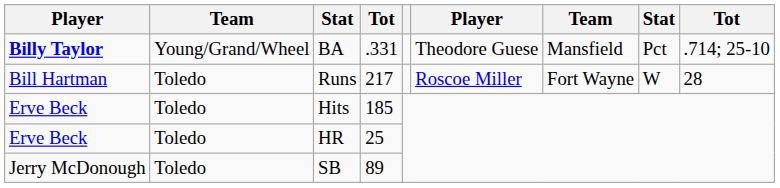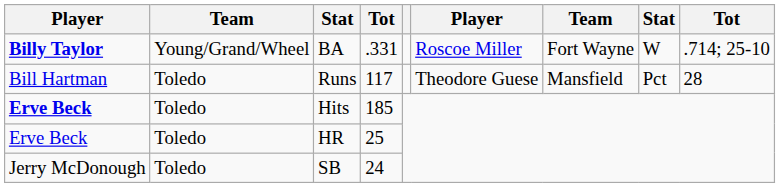(477, 49) Theodore Guese -> (468, 49) Roscoe Miller
(585, 49) Mansfield -> (591, 49) Fort Wayne
(655, 49) Pct -> (652, 49) W
(379, 78) 217 -> (379, 78) 117
(468, 78) Roscoe Miller -> (477, 78) Theodore Guese
(591, 78) Fort Wayne -> (585, 78) Mansfield
(652, 78) W -> (655, 78) Pct
(48, 108) normal -> (50, 108) bold
(375, 167) 89 -> (375, 167) 24
